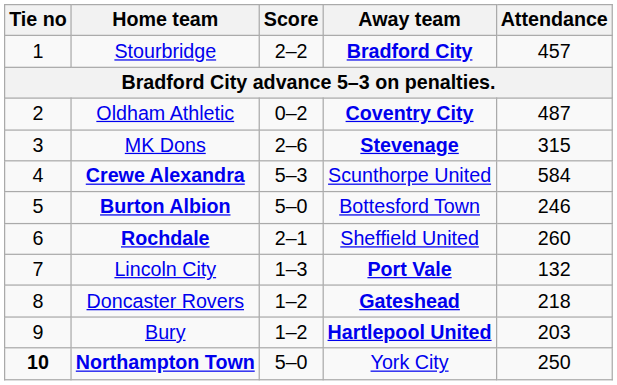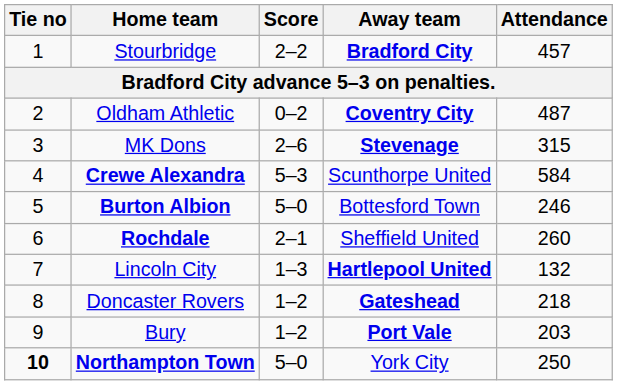(410, 269) Port Vale -> (410, 269) Hartlepool United
(410, 332) Hartlepool United -> (410, 332) Port Vale
